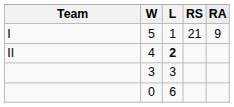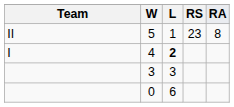(9, 33) I -> (11, 33) II
(195, 33) 21 -> (195, 33) 23
(218, 33) 9 -> (218, 33) 8
(11, 53) II -> (9, 53) I
